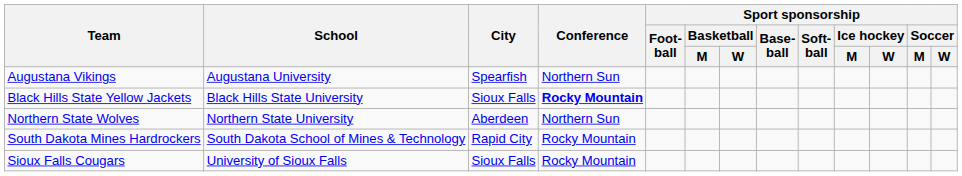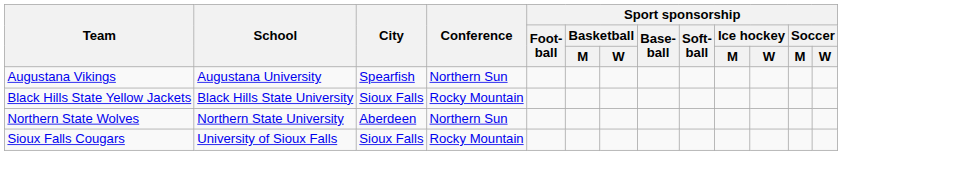(592, 98) bold -> (477, 98) normal
- row: (104, 139)
